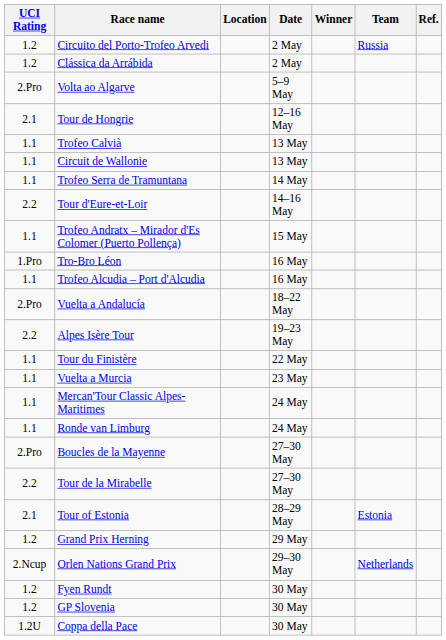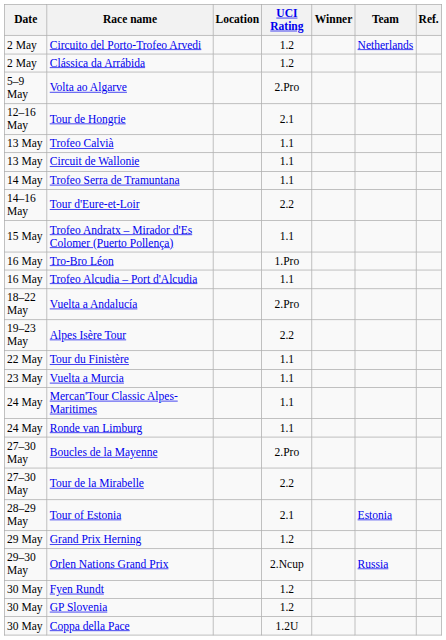columns swapped: (291, 20) <-> (30, 20)
(373, 44) Russia -> (385, 44) Netherlands
(385, 564) Netherlands -> (373, 564) Russia
